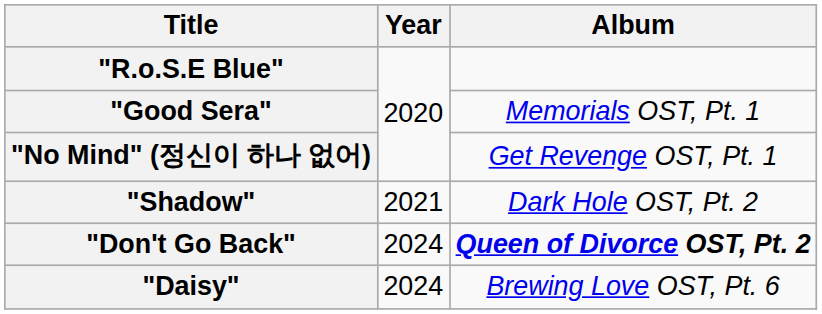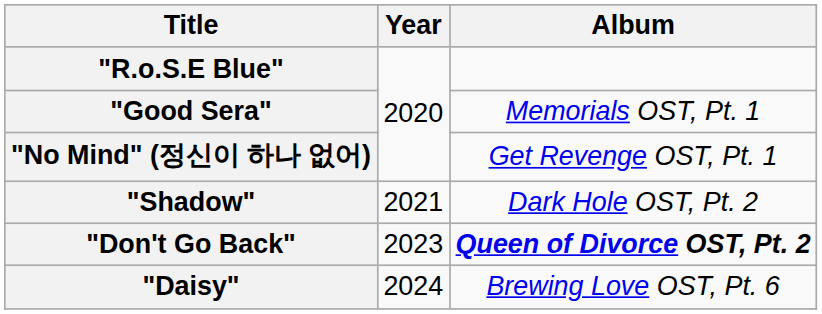(413, 244) 2024 -> (413, 244) 2023
